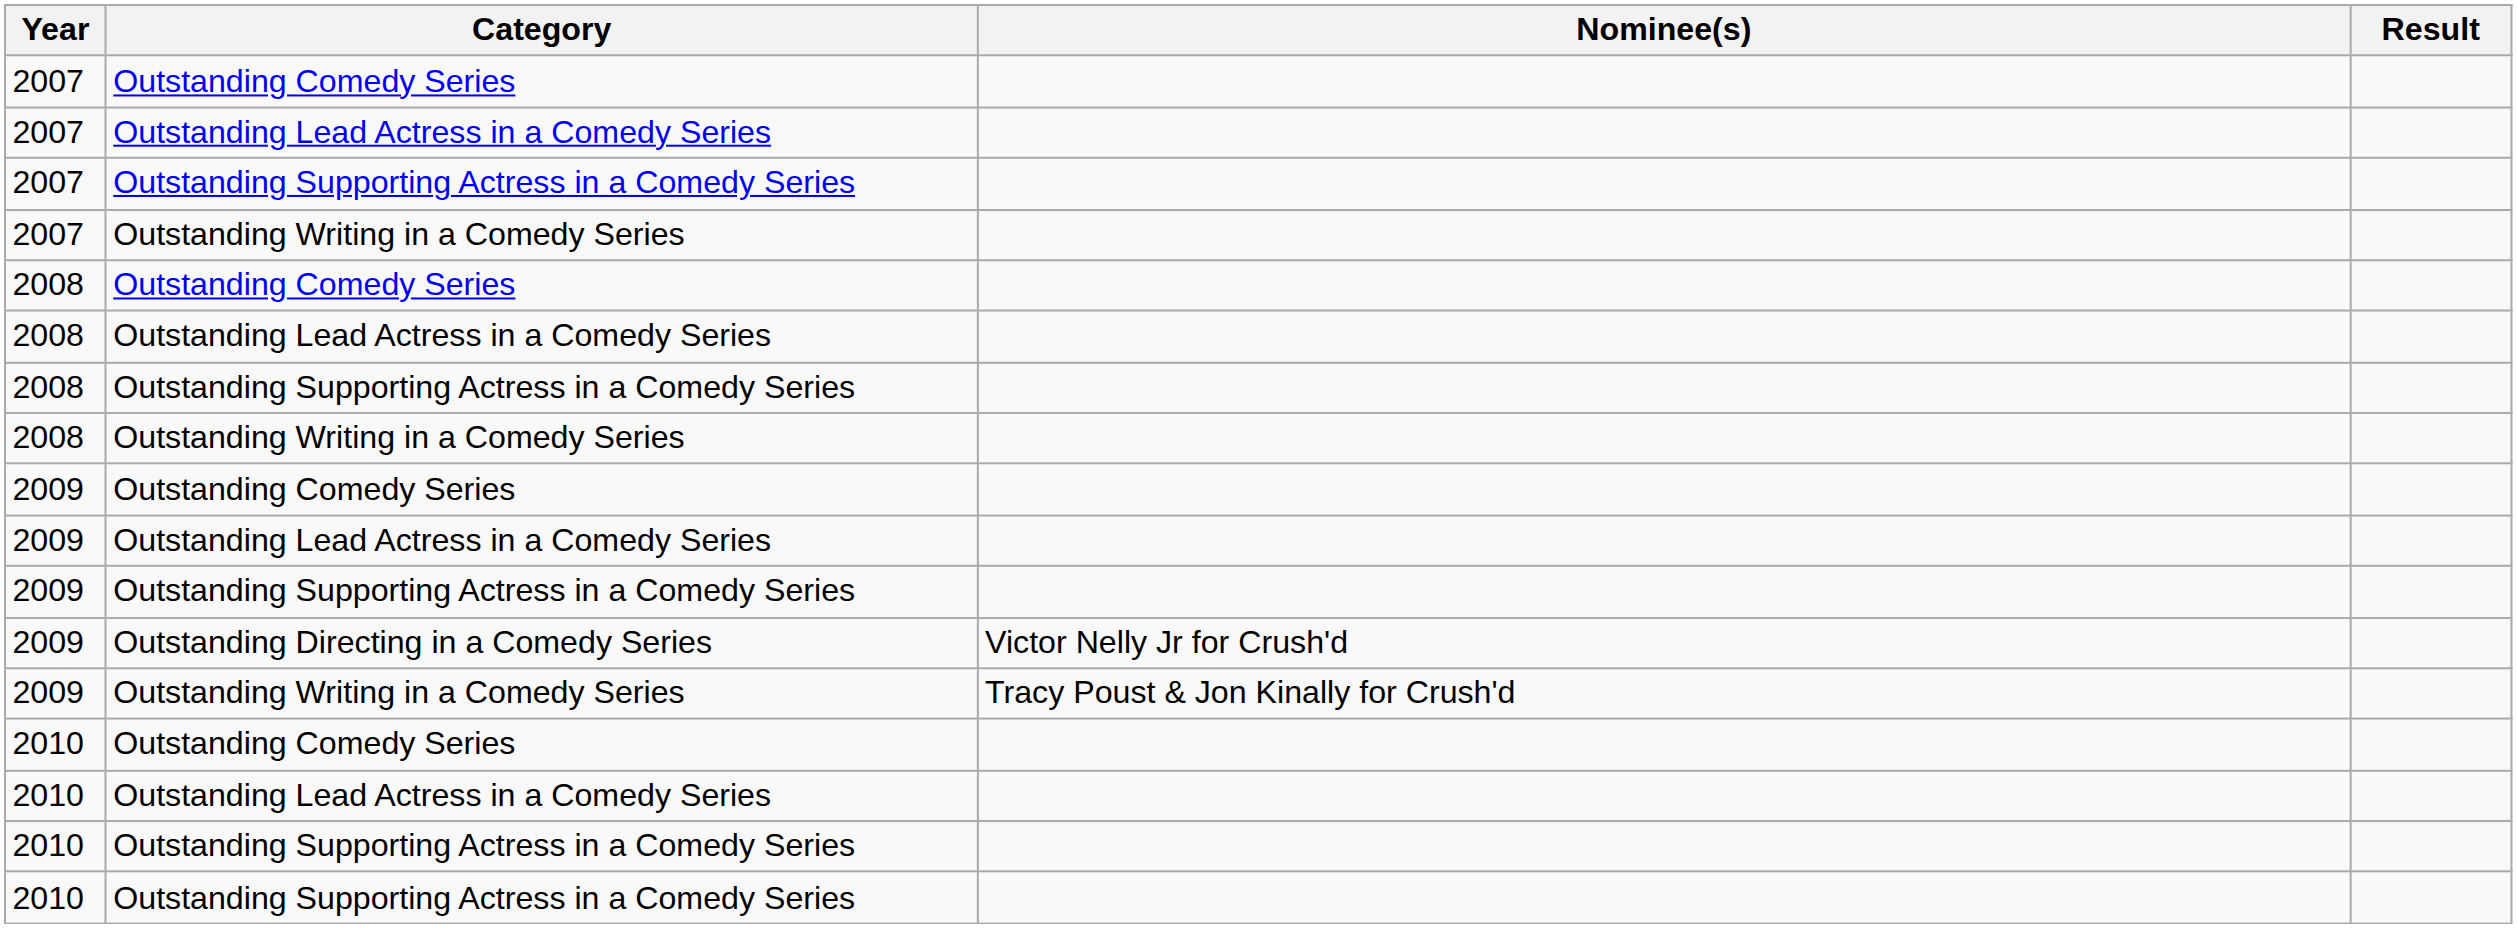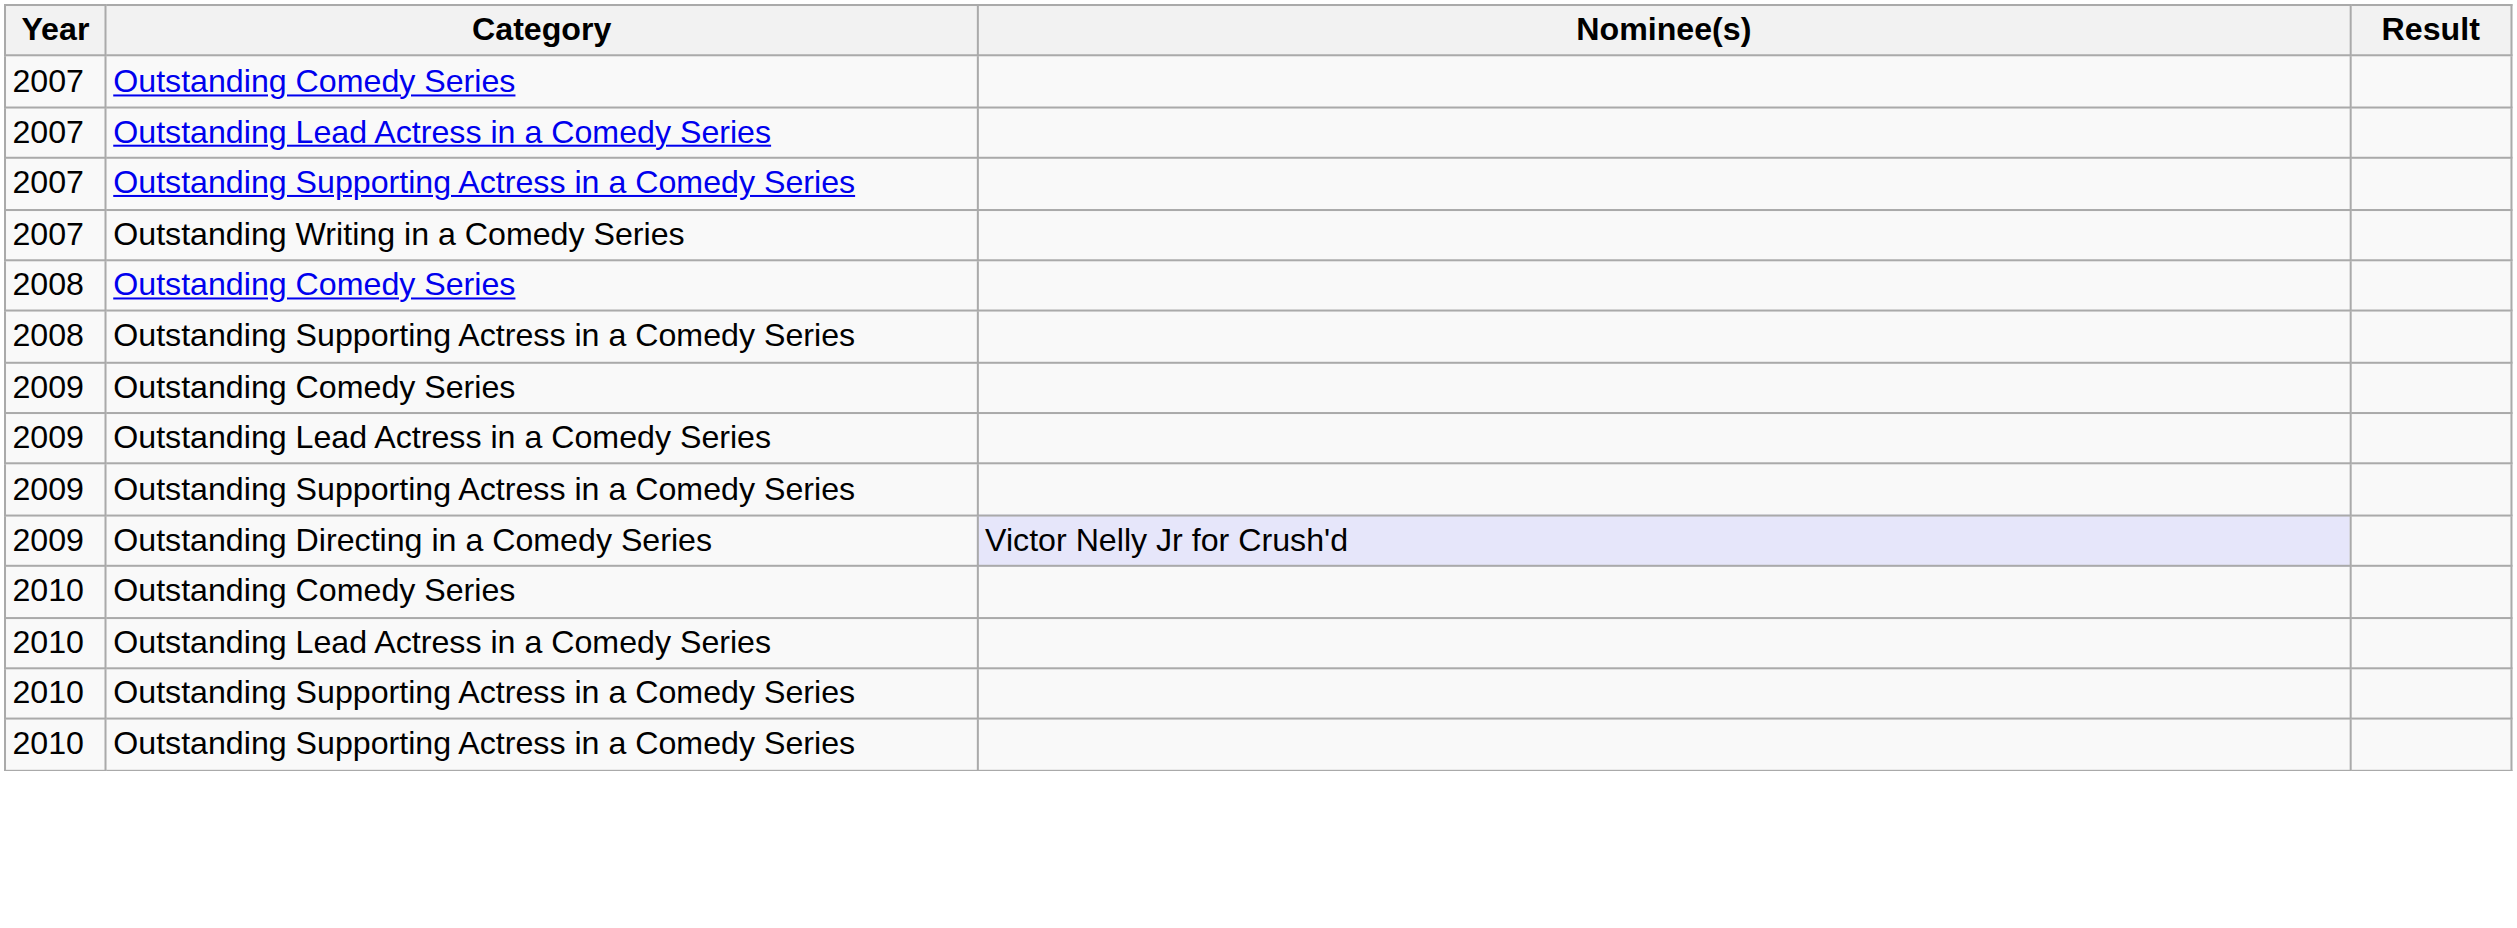- row: (48, 336)
- row: (48, 438)
(1167, 642) no background -> (1167, 540) lavender background
- row: (48, 693)
